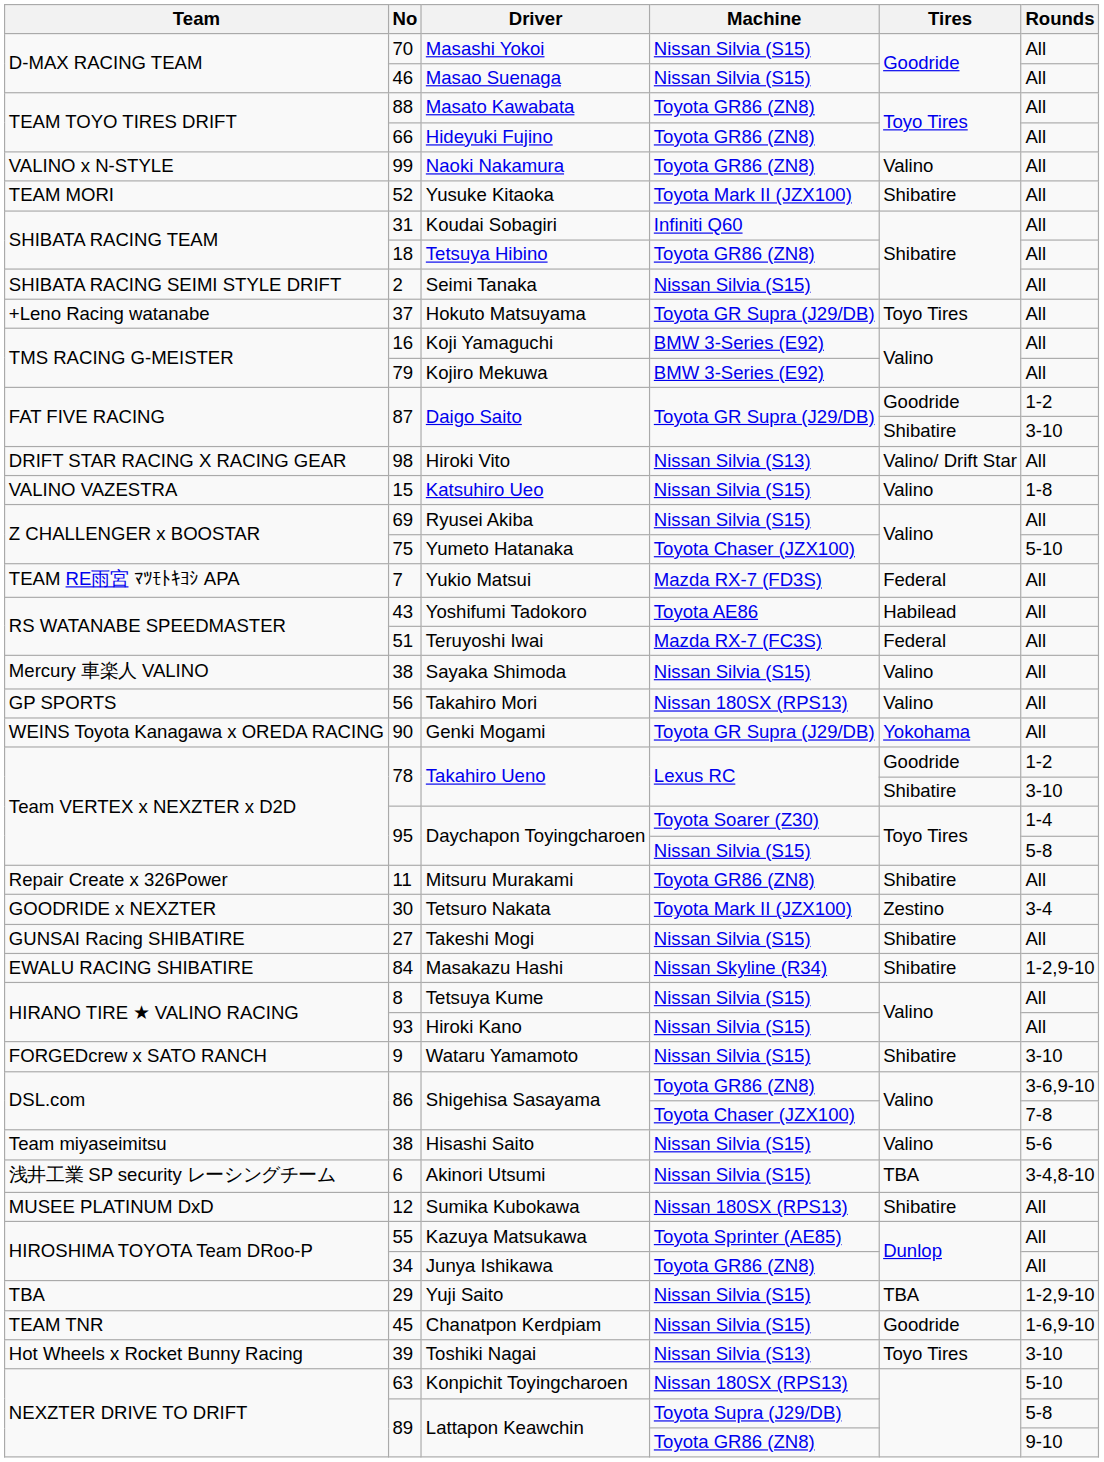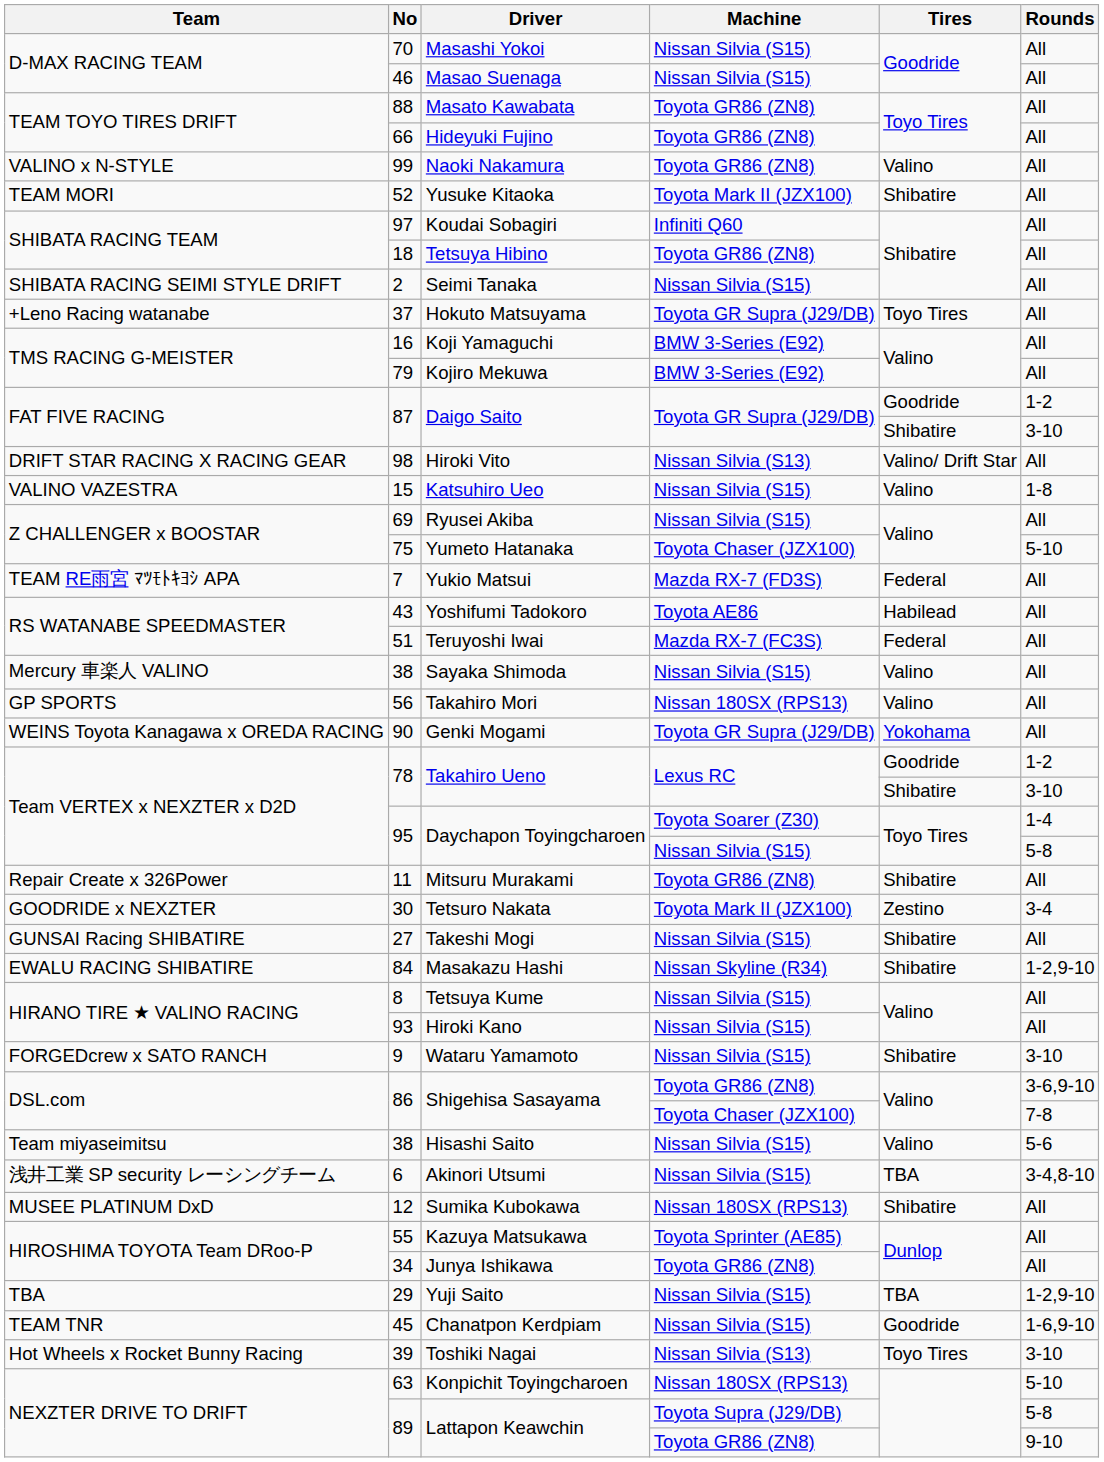(403, 225) 31 -> (403, 225) 97
